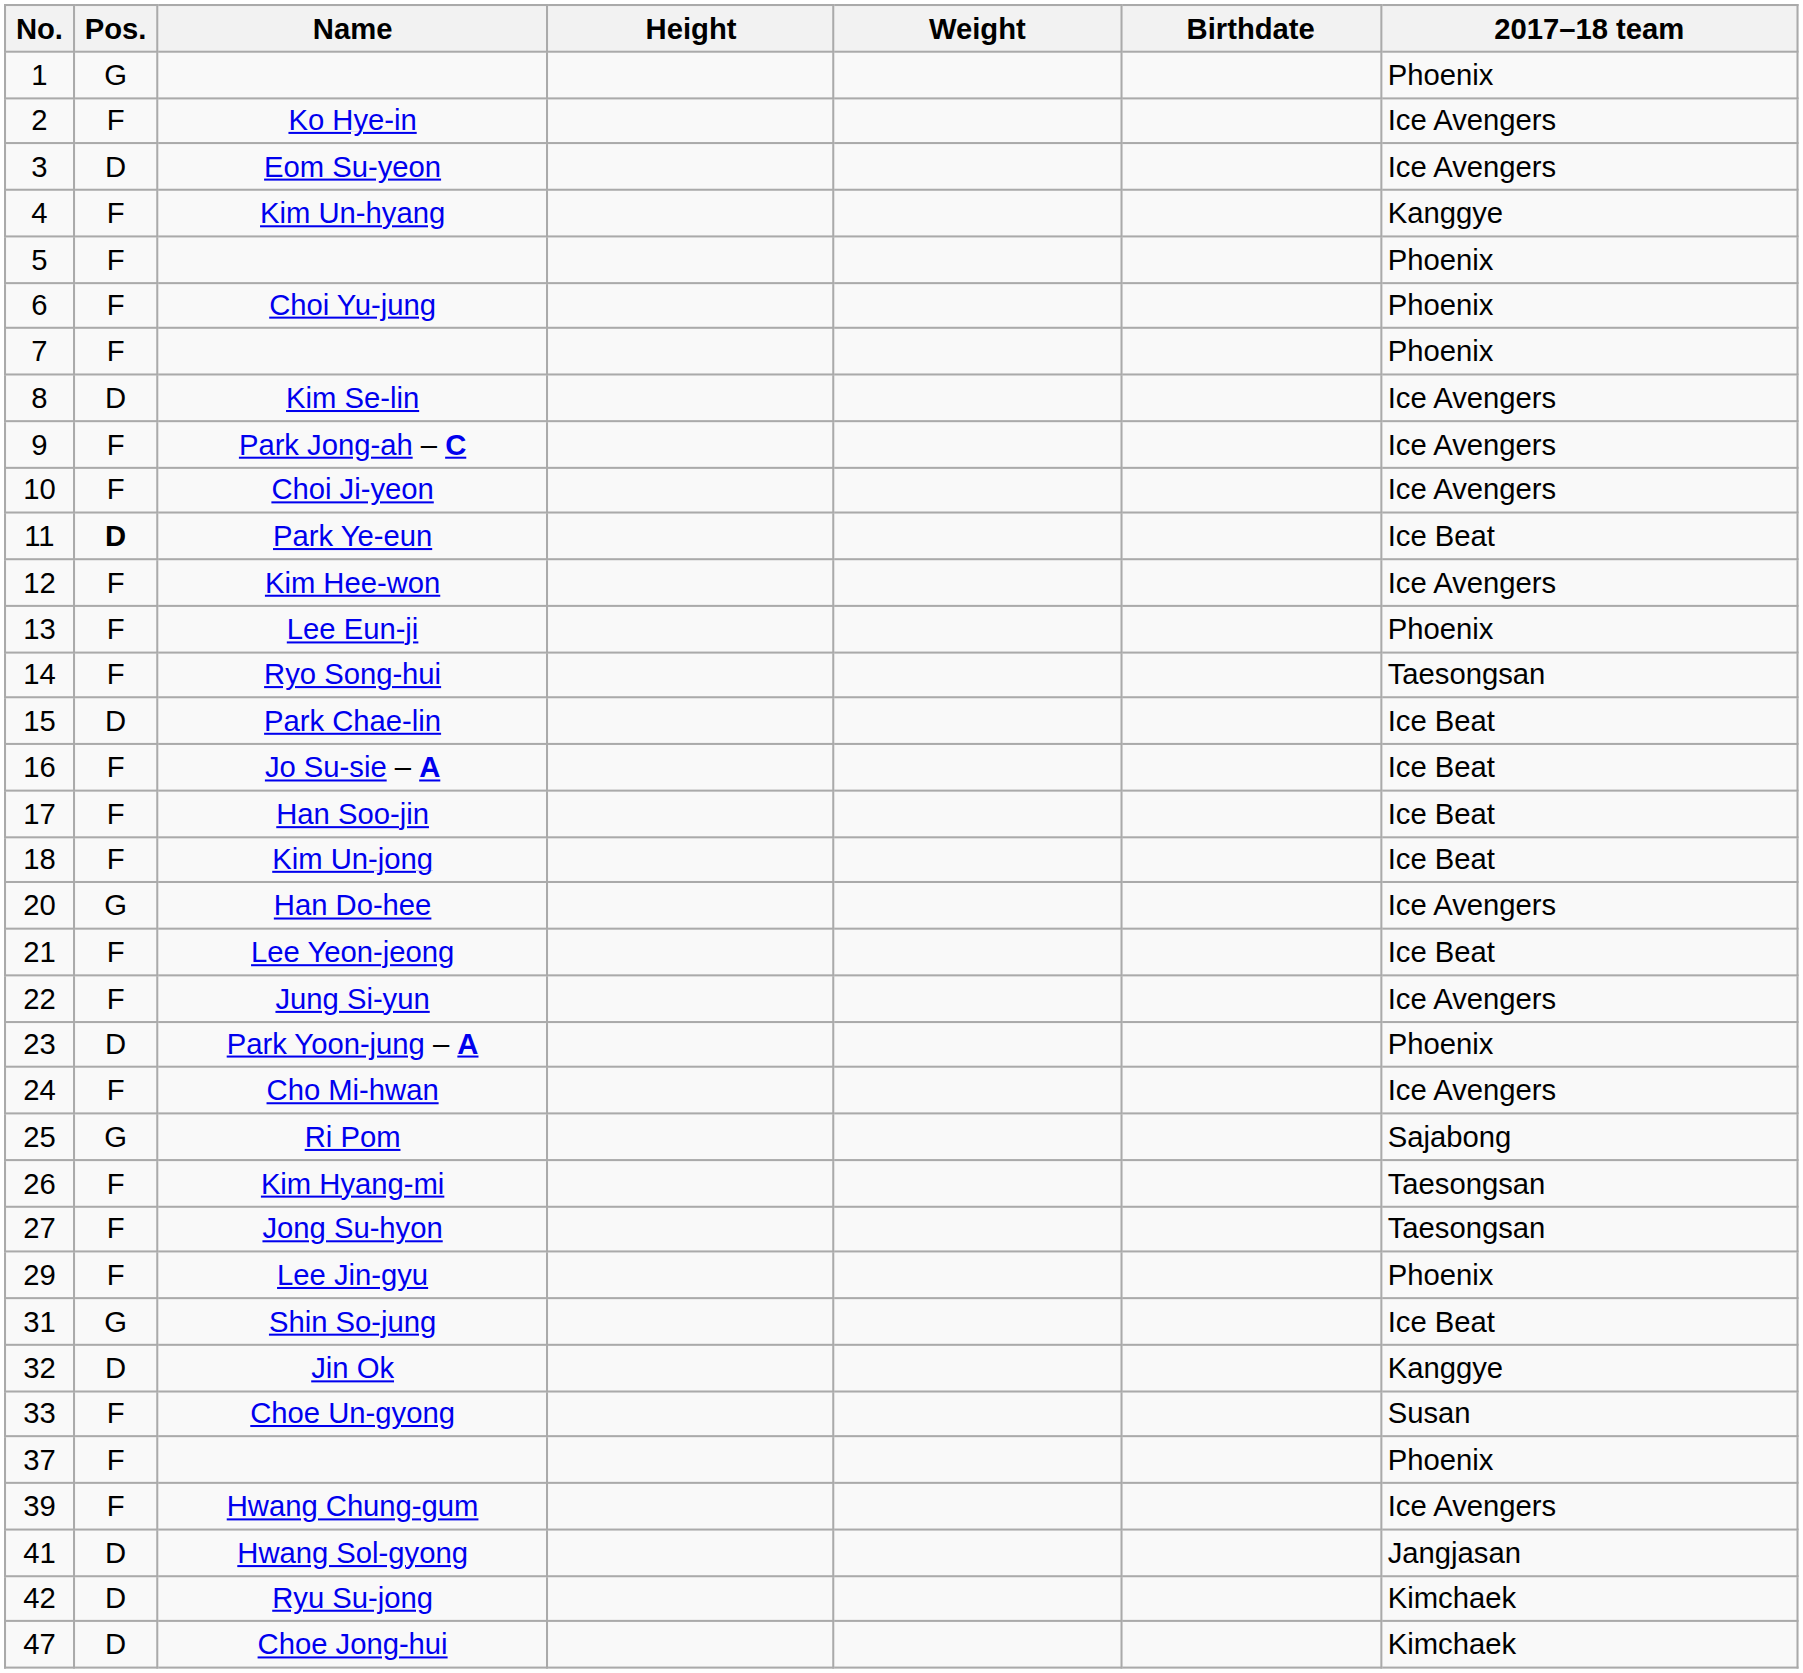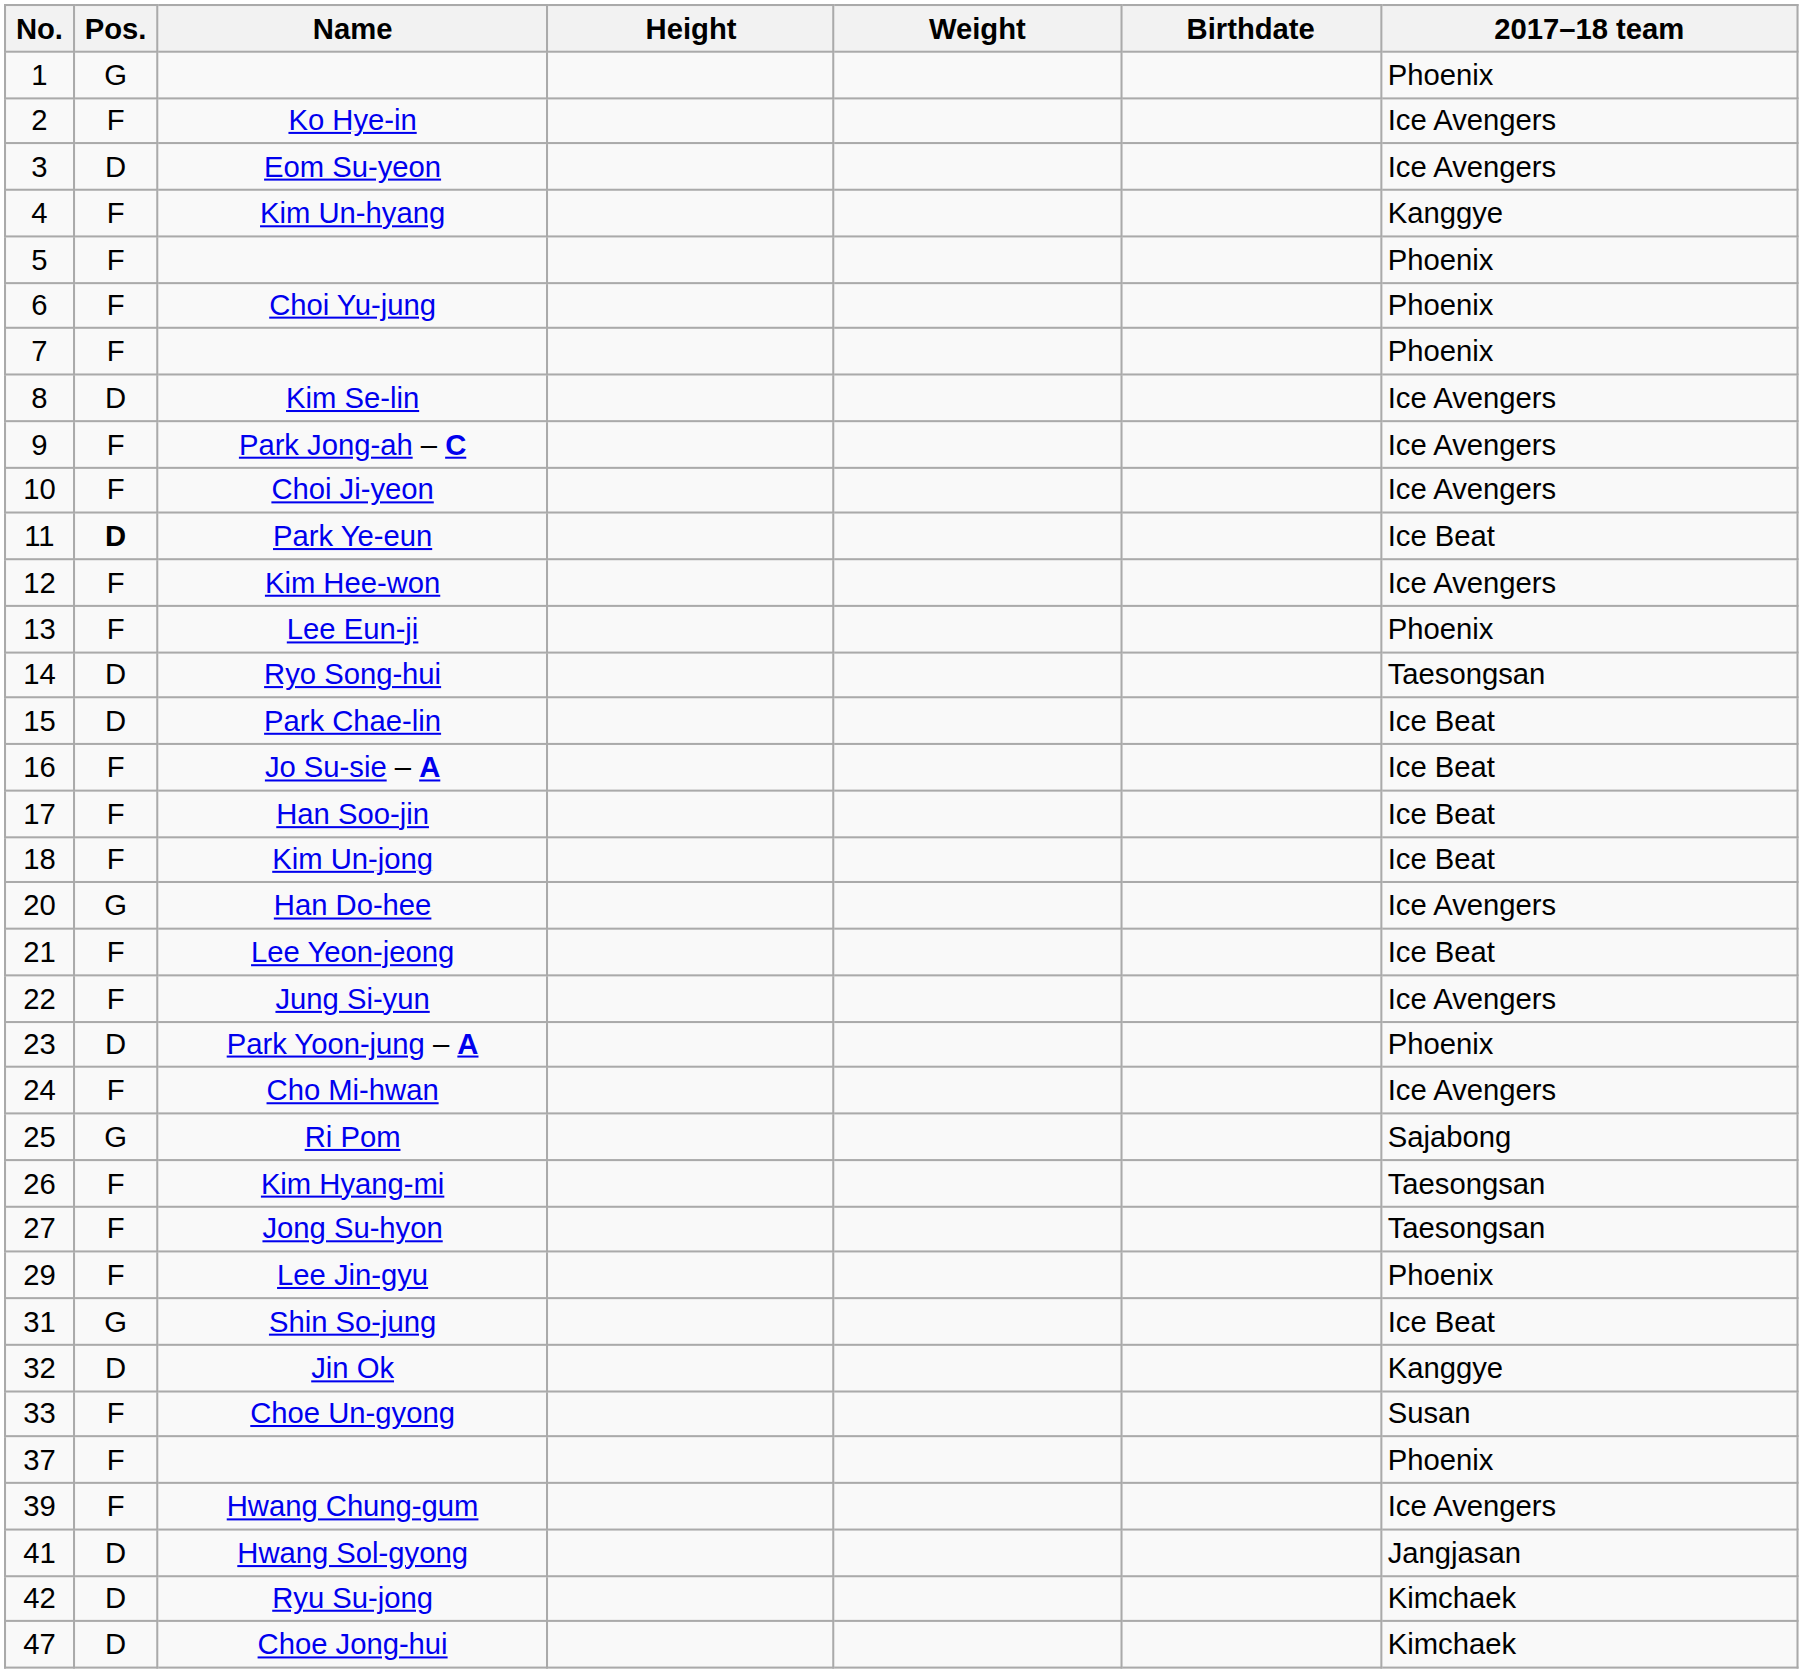(116, 675) F -> (116, 675) D
